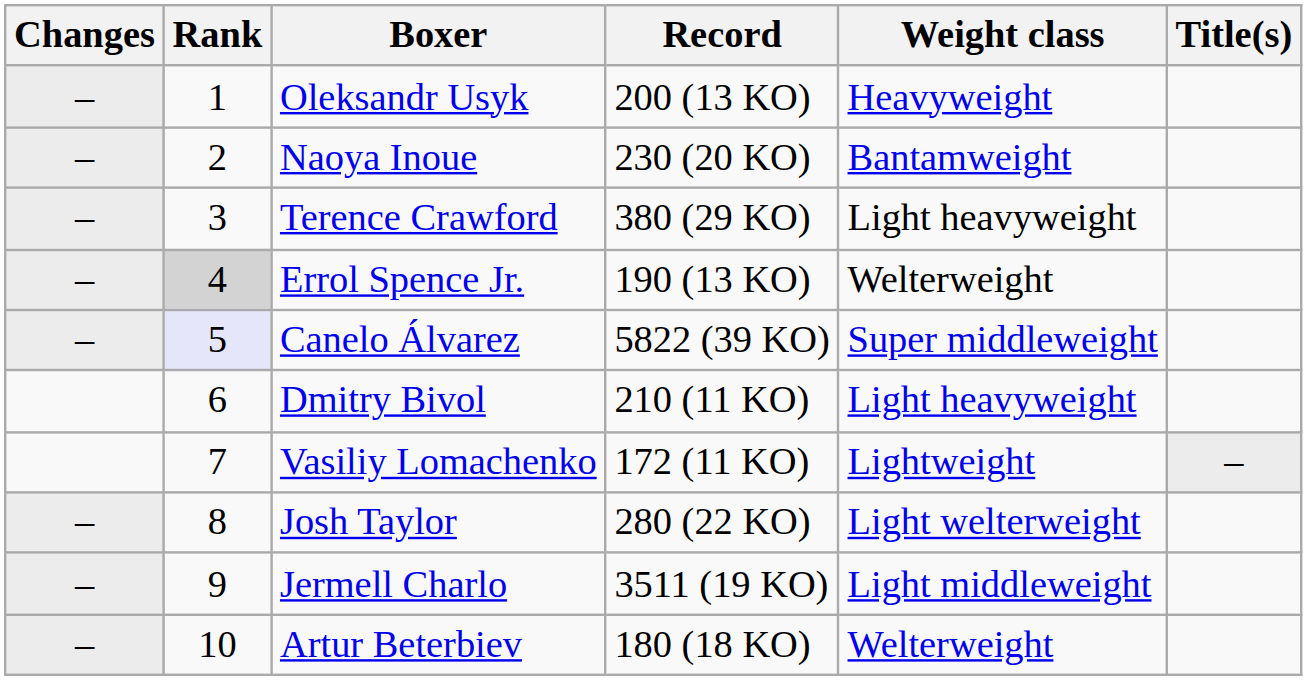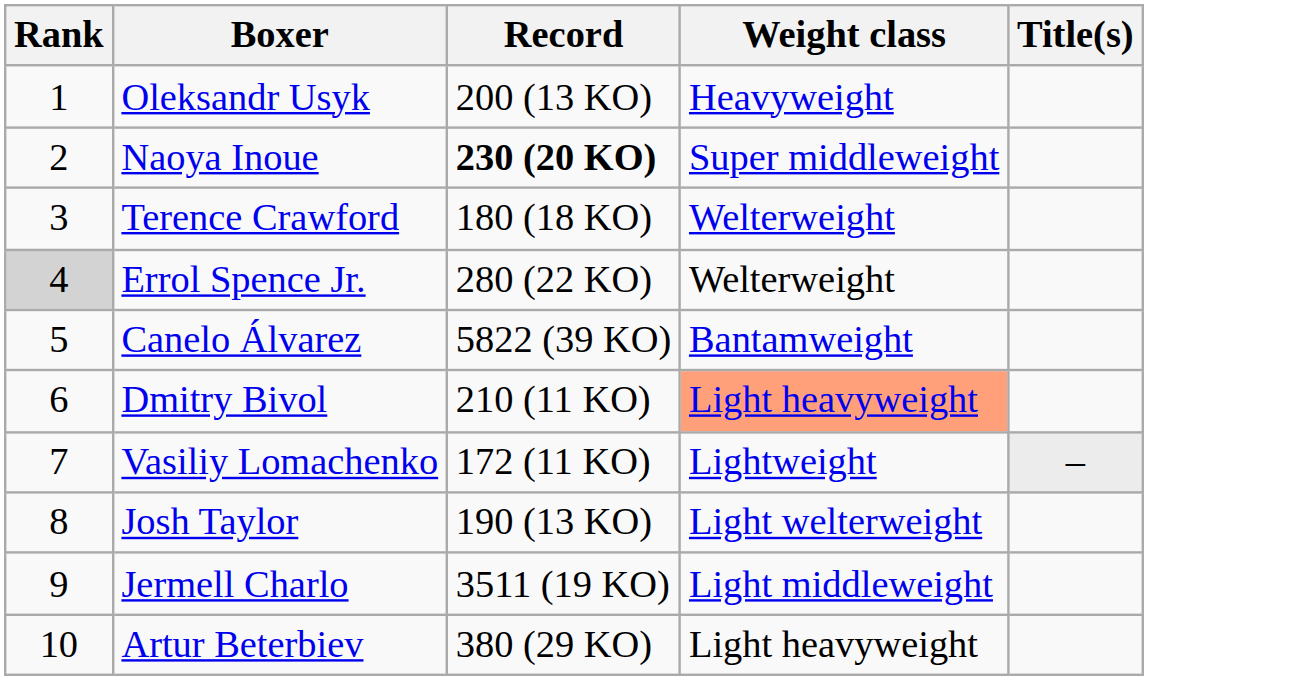- column: (84, 34)
(713, 156) normal -> (556, 156) bold
(960, 156) Bantamweight -> (844, 156) Super middleweight
(713, 217) 380 (29 KO) -> (554, 217) 180 (18 KO)
(992, 217) Light heavyweight -> (792, 217) Welterweight
(713, 278) 190 (13 KO) -> (554, 278) 280 (22 KO)
(217, 339) lavender background -> (59, 339) no background
(1003, 339) Super middleweight -> (801, 339) Bantamweight
(992, 400) no background -> (833, 400) lightsalmon background
(713, 522) 280 (22 KO) -> (554, 522) 190 (13 KO)
(713, 643) 180 (18 KO) -> (554, 643) 380 (29 KO)
(950, 643) Welterweight -> (833, 643) Light heavyweight
